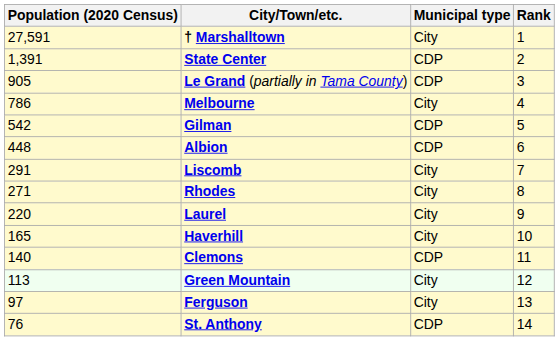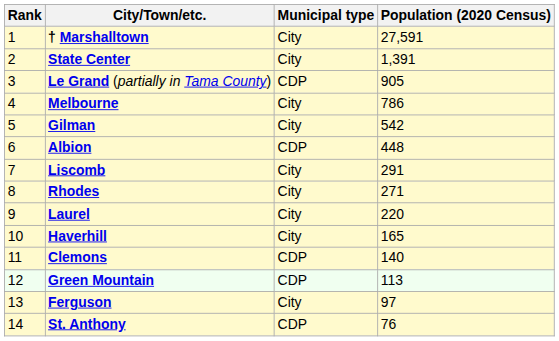columns swapped: (534, 15) <-> (93, 15)
(428, 59) CDP -> (290, 59) City
(428, 125) CDP -> (290, 125) City
(426, 280) City -> (292, 280) CDP
